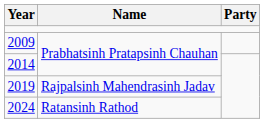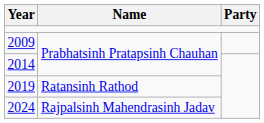(128, 86) Rajpalsinh Mahendrasinh Jadav -> (90, 86) Ratansinh Rathod
(90, 107) Ratansinh Rathod -> (128, 107) Rajpalsinh Mahendrasinh Jadav
